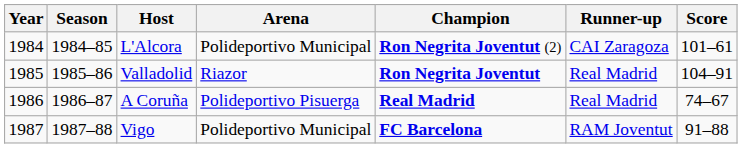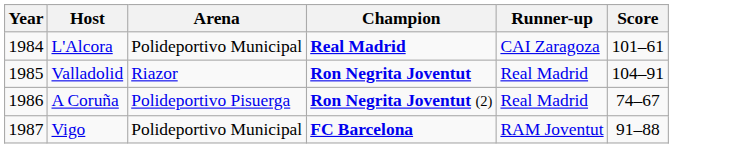- column: (82, 18)
(470, 45) Ron Negrita Joventut (2) -> (358, 45) Real Madrid
(427, 101) Real Madrid -> (401, 101) Ron Negrita Joventut (2)
